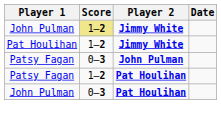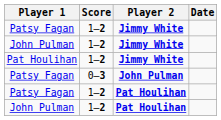+ row: (42, 28)
(96, 28) khaki background -> (96, 44) no background
(96, 92) 0–3 -> (96, 108) 1–2
